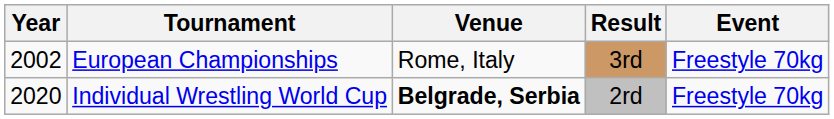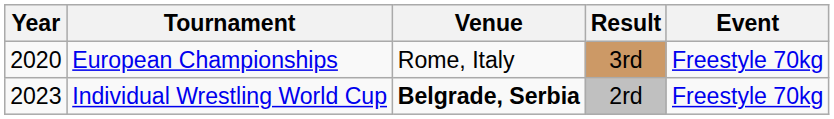(36, 60) 2002 -> (36, 60) 2020
(36, 96) 2020 -> (36, 96) 2023
